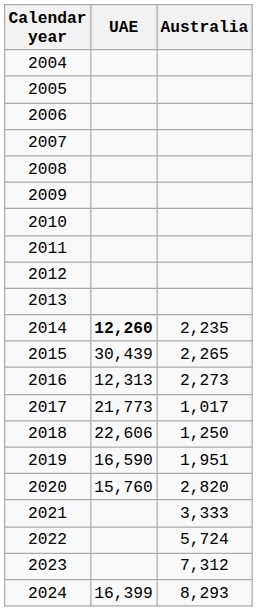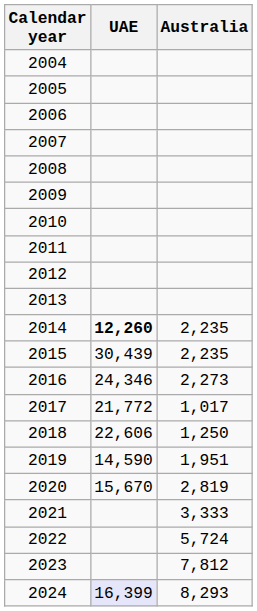(204, 354) 2,265 -> (204, 354) 2,235
(124, 381) 12,313 -> (124, 381) 24,346
(124, 407) 21,773 -> (124, 407) 21,772
(124, 460) 16,590 -> (124, 460) 14,590
(124, 487) 15,760 -> (124, 487) 15,670
(204, 487) 2,820 -> (204, 487) 2,819
(204, 566) 7,312 -> (204, 566) 7,812
(124, 593) no background -> (124, 593) lavender background
